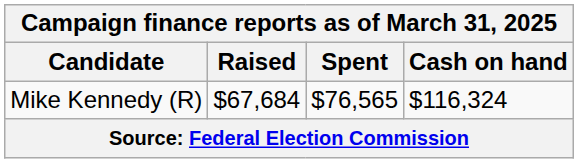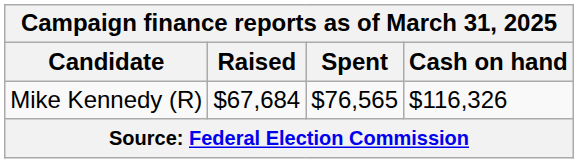(458, 99) $116,324 -> (458, 99) $116,326
